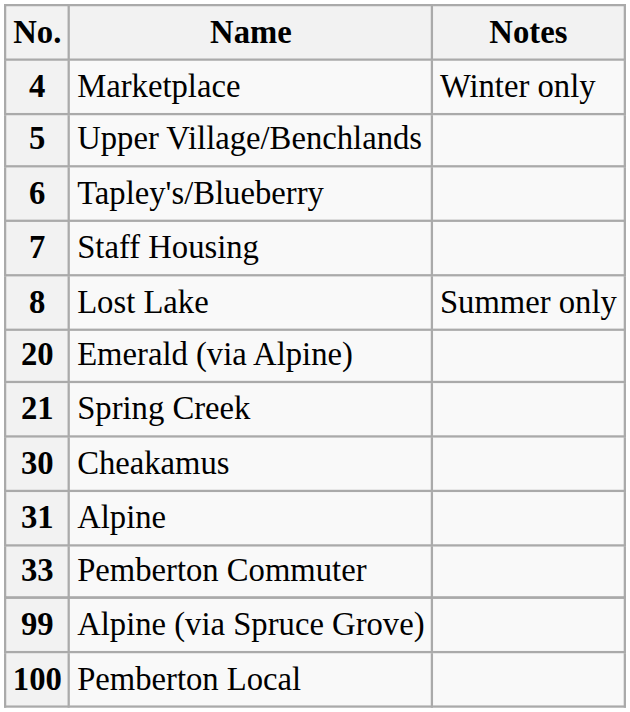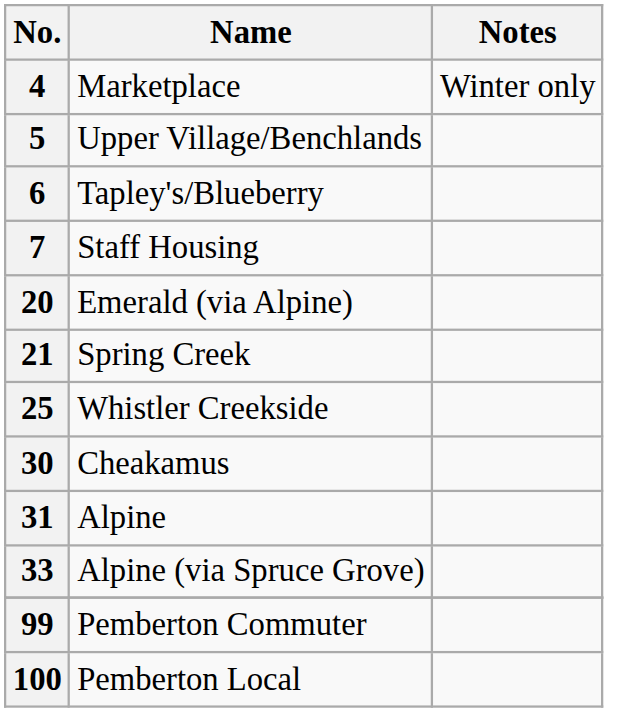- row: (37, 301)
+ row: (37, 409)
(222, 570) Pemberton Commuter -> (251, 570) Alpine (via Spruce Grove)
(251, 624) Alpine (via Spruce Grove) -> (222, 624) Pemberton Commuter
